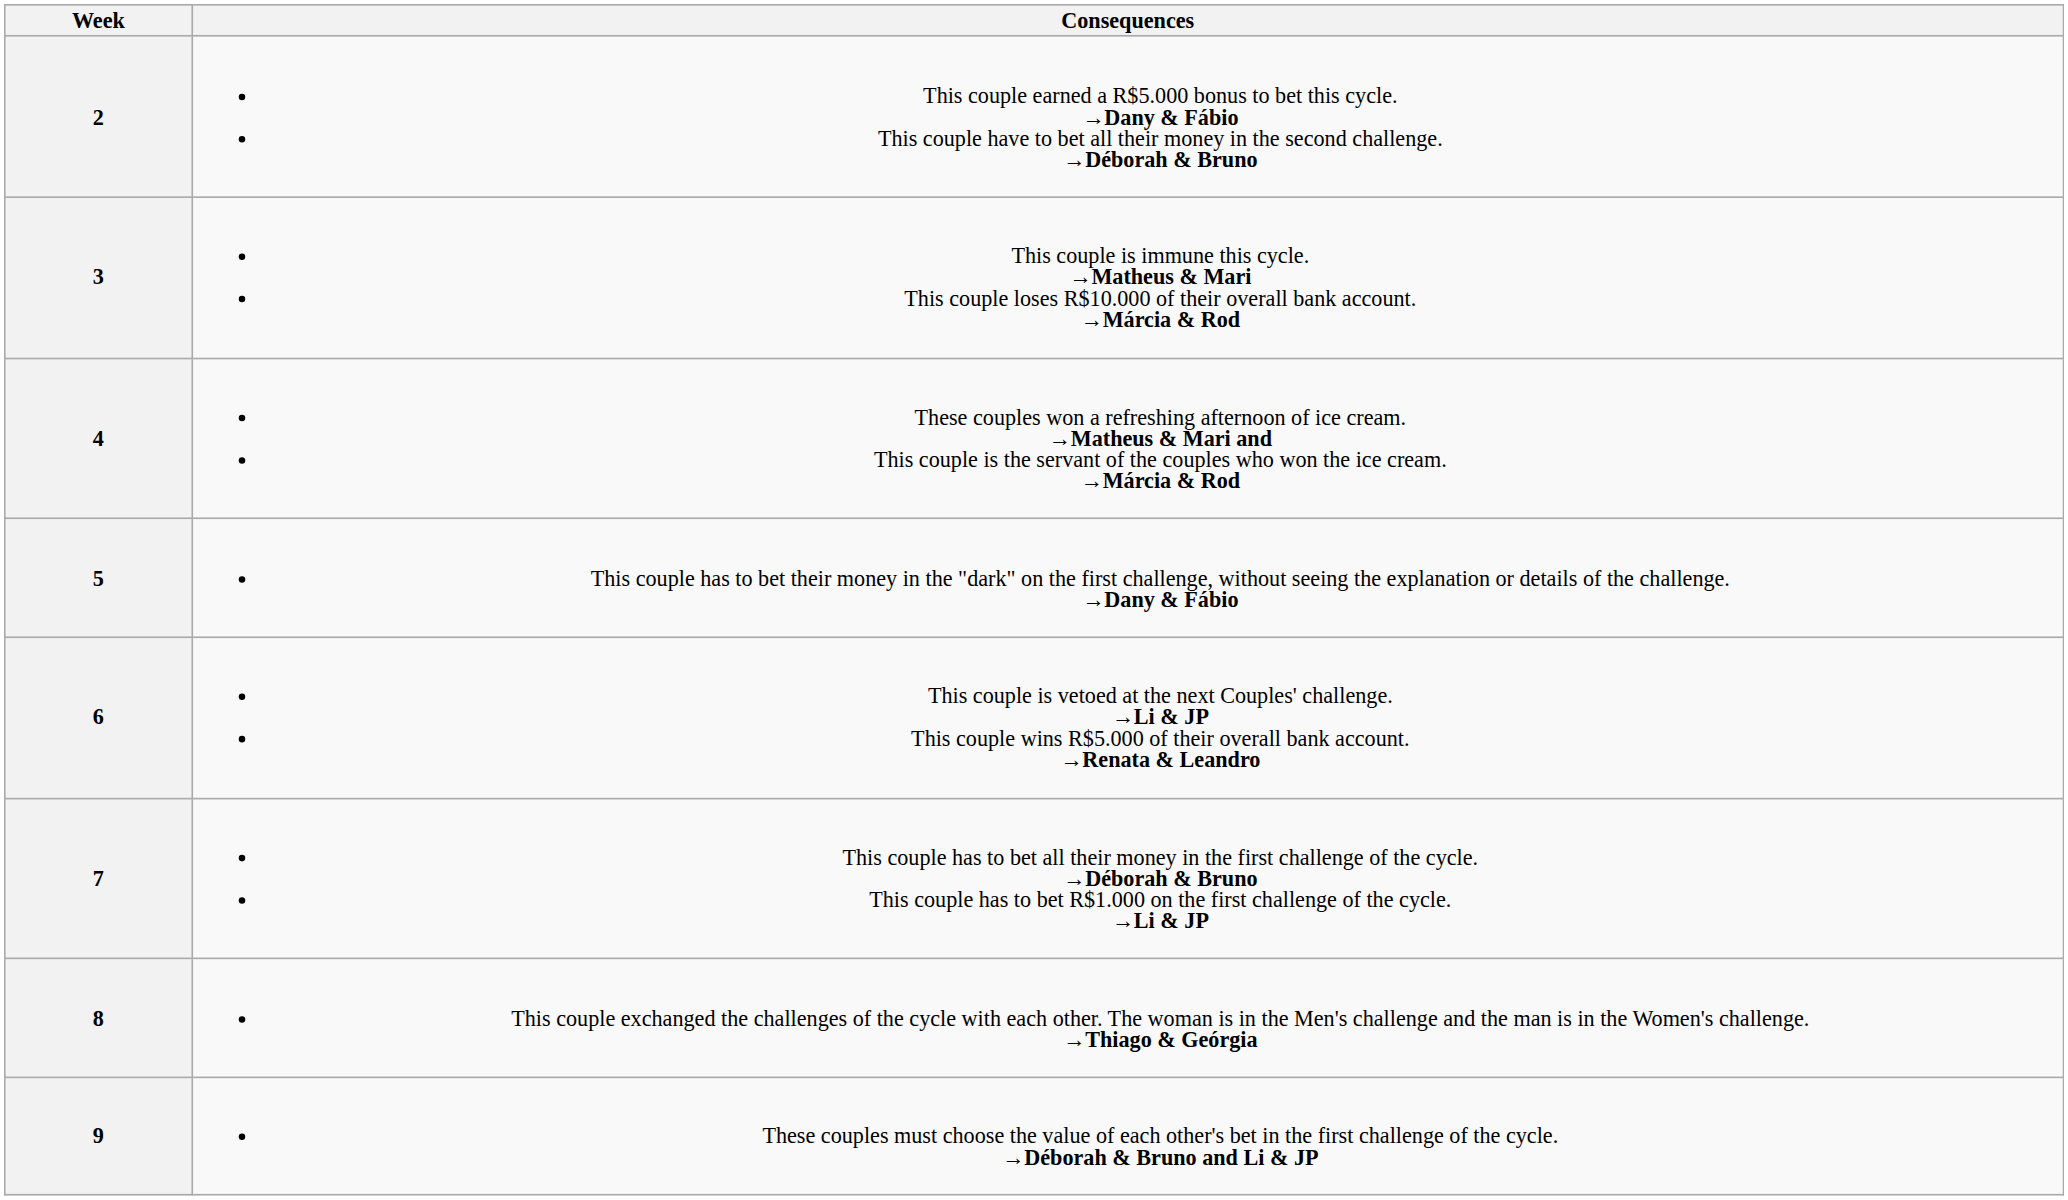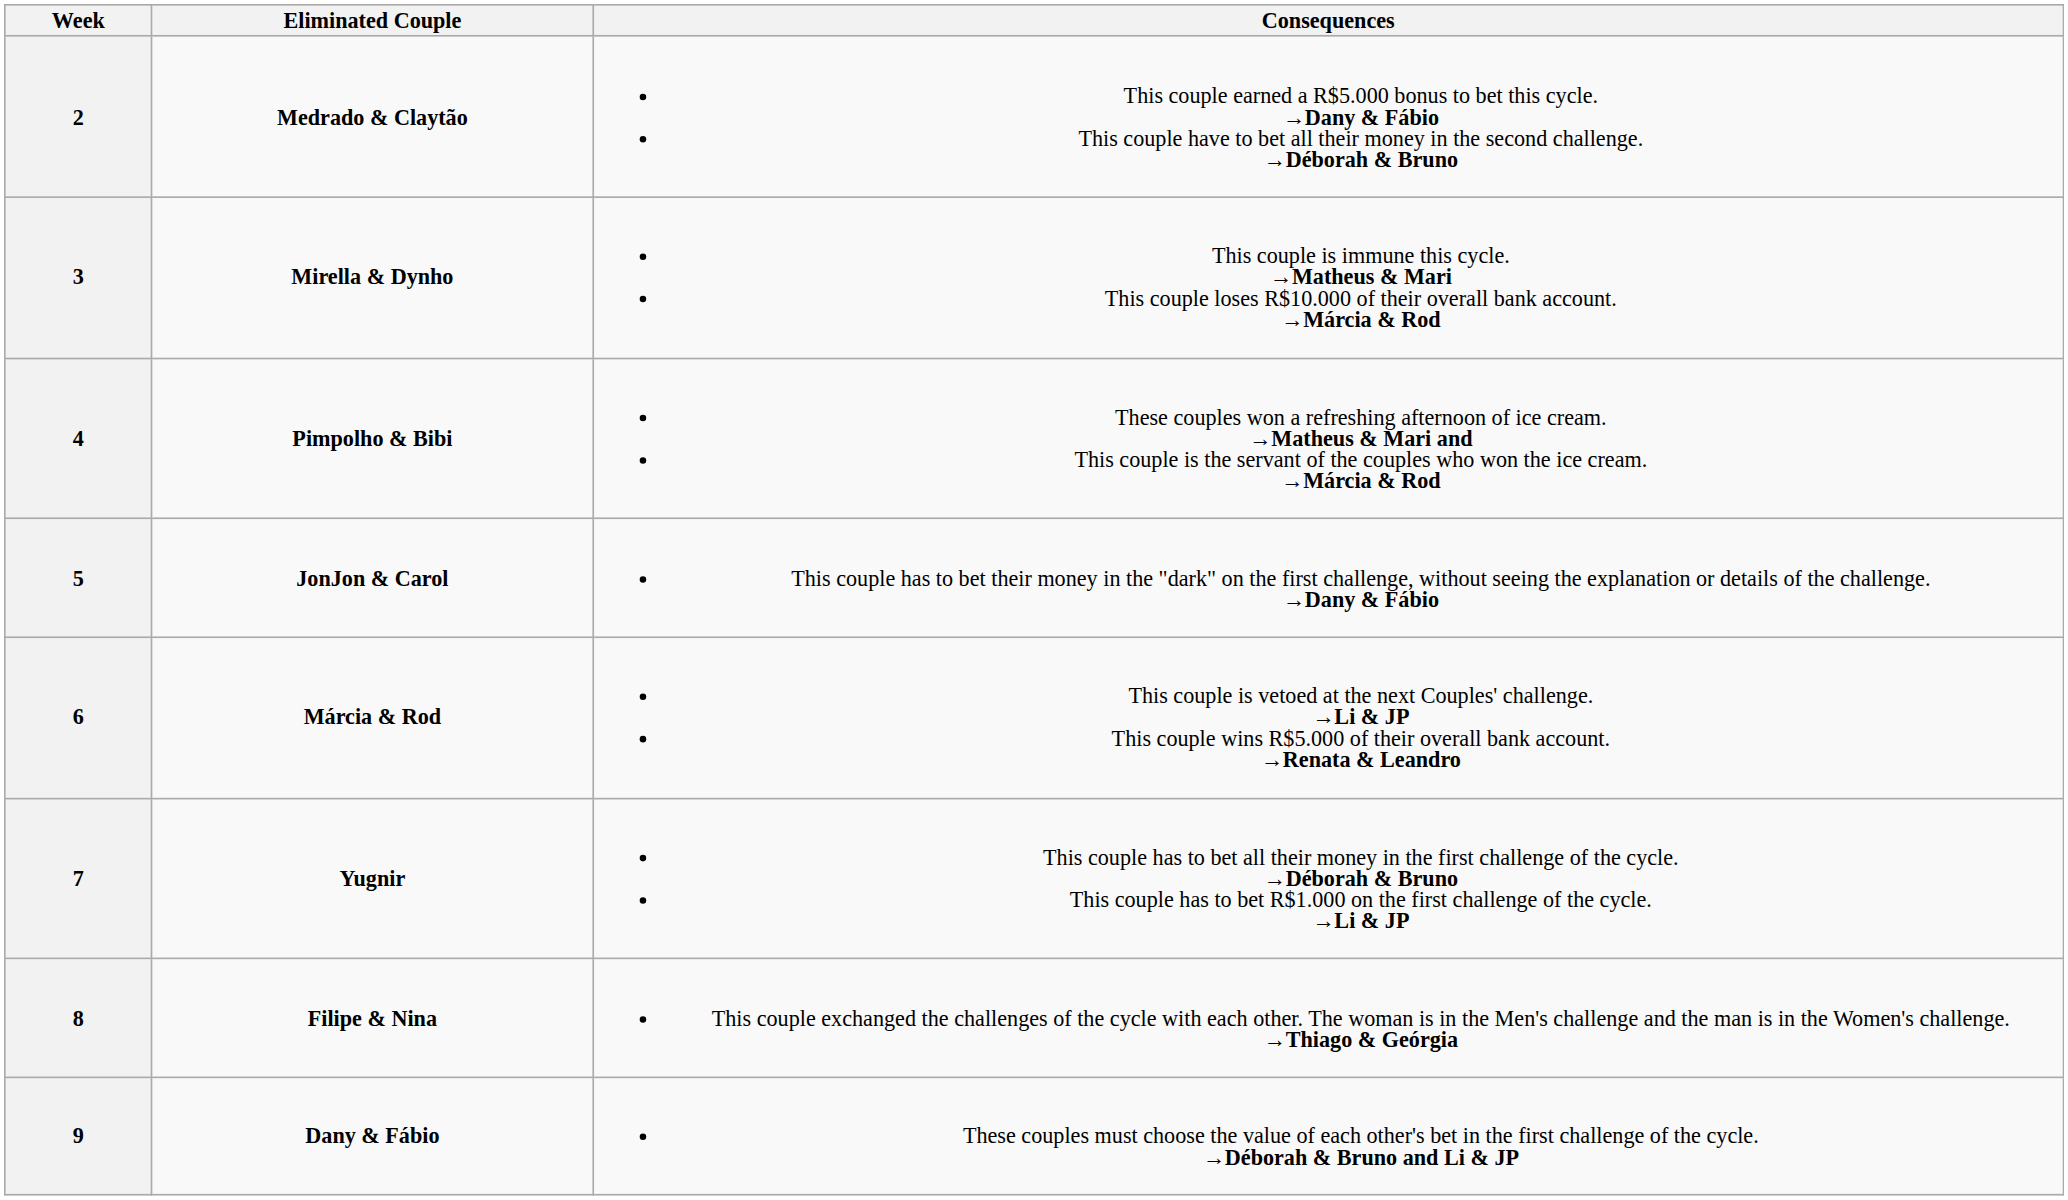+ column: (372, 20)
